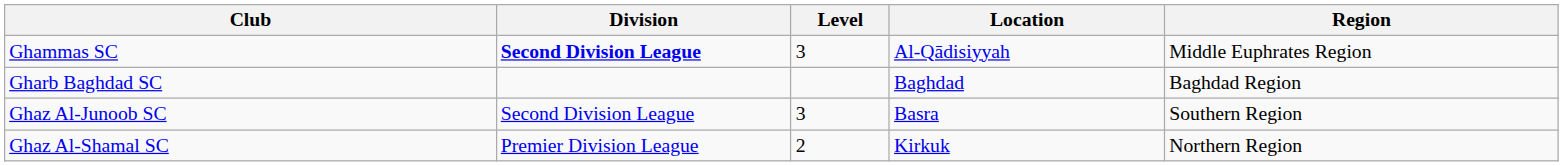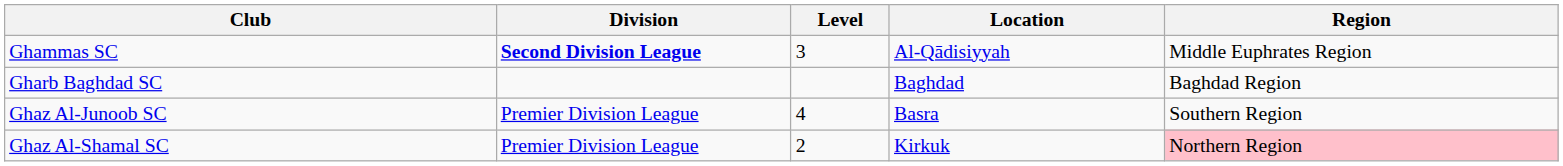(598, 113) Second Division League -> (600, 113) Premier Division League
(801, 113) 3 -> (801, 113) 4
(1236, 144) no background -> (1236, 144) pink background
